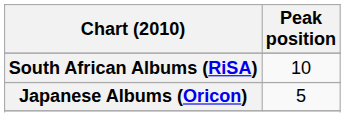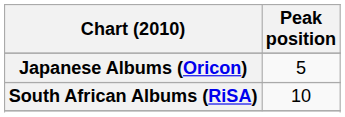rows swapped: (133, 96) <-> (133, 67)
